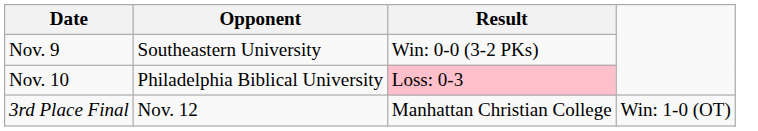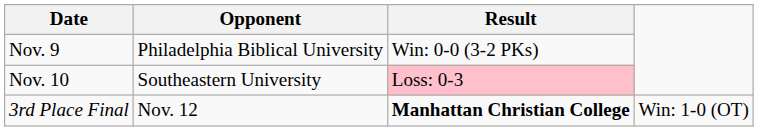(229, 49) Southeastern University -> (260, 49) Philadelphia Biblical University
(260, 79) Philadelphia Biblical University -> (229, 79) Southeastern University
(502, 110) normal -> (511, 110) bold
